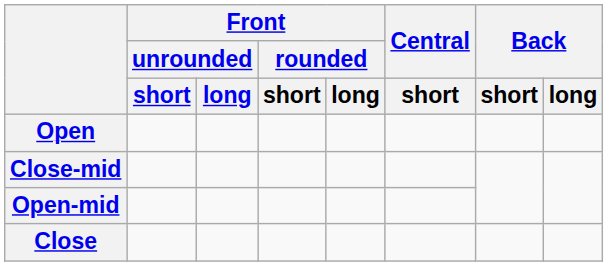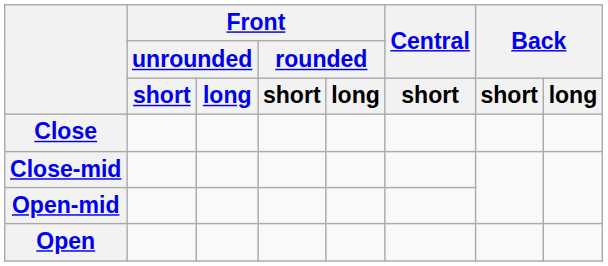rows swapped: (66, 242) <-> (66, 132)
